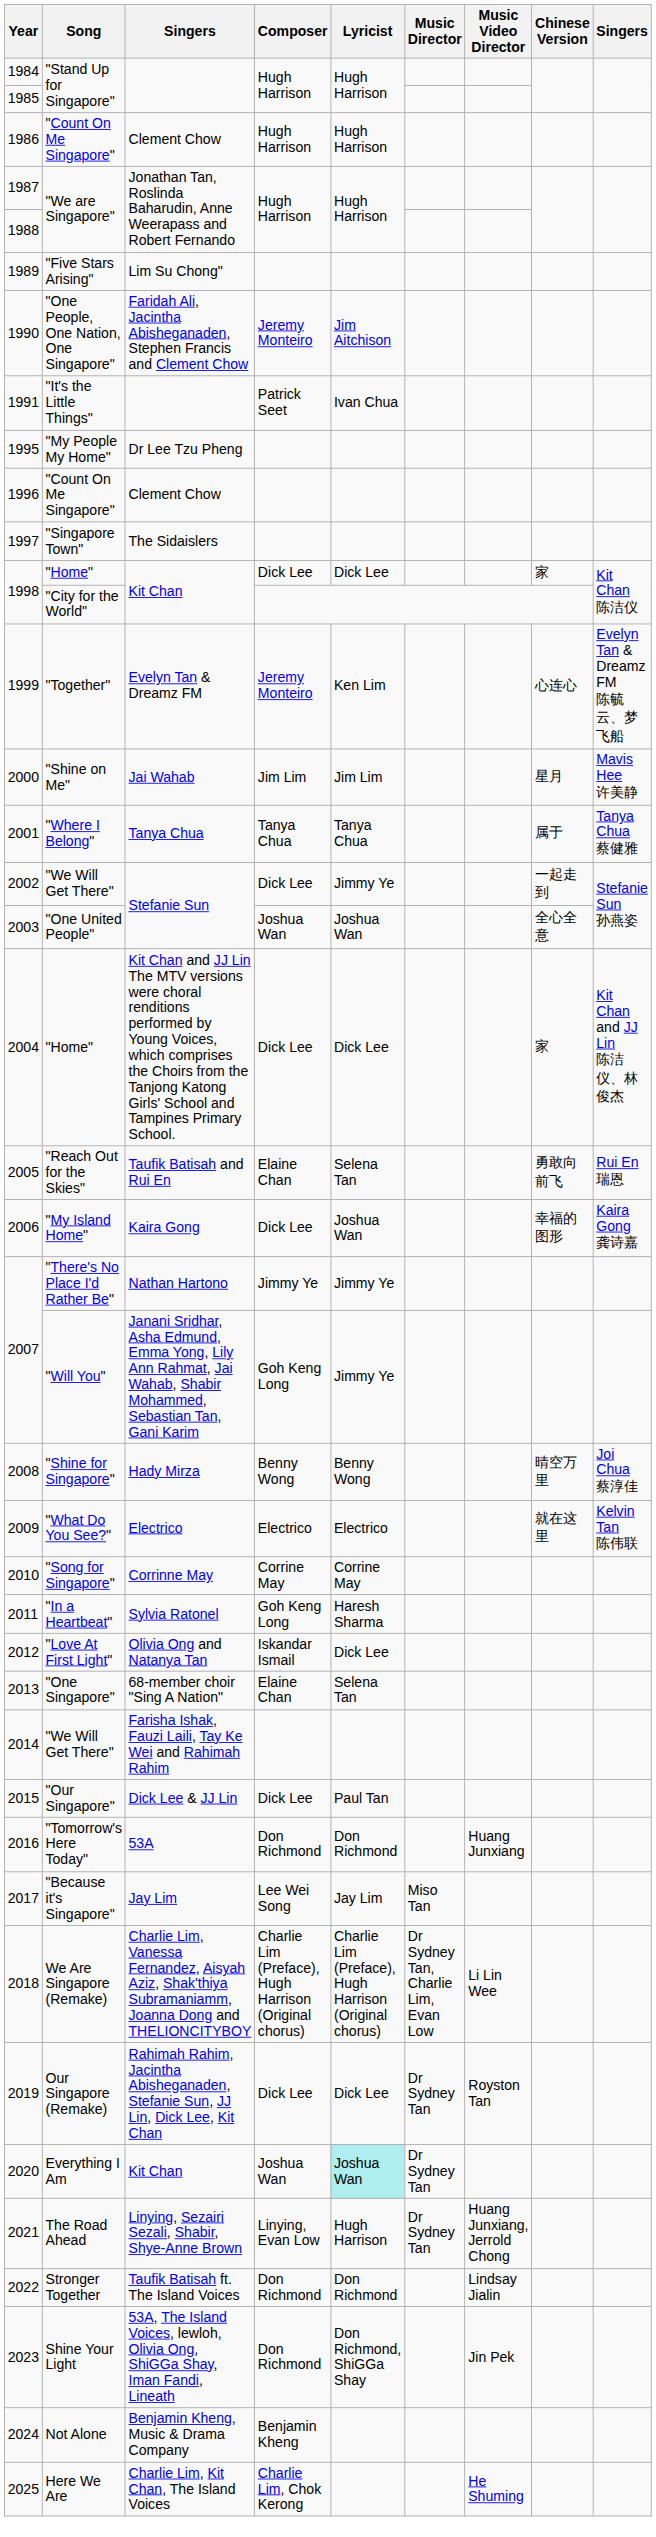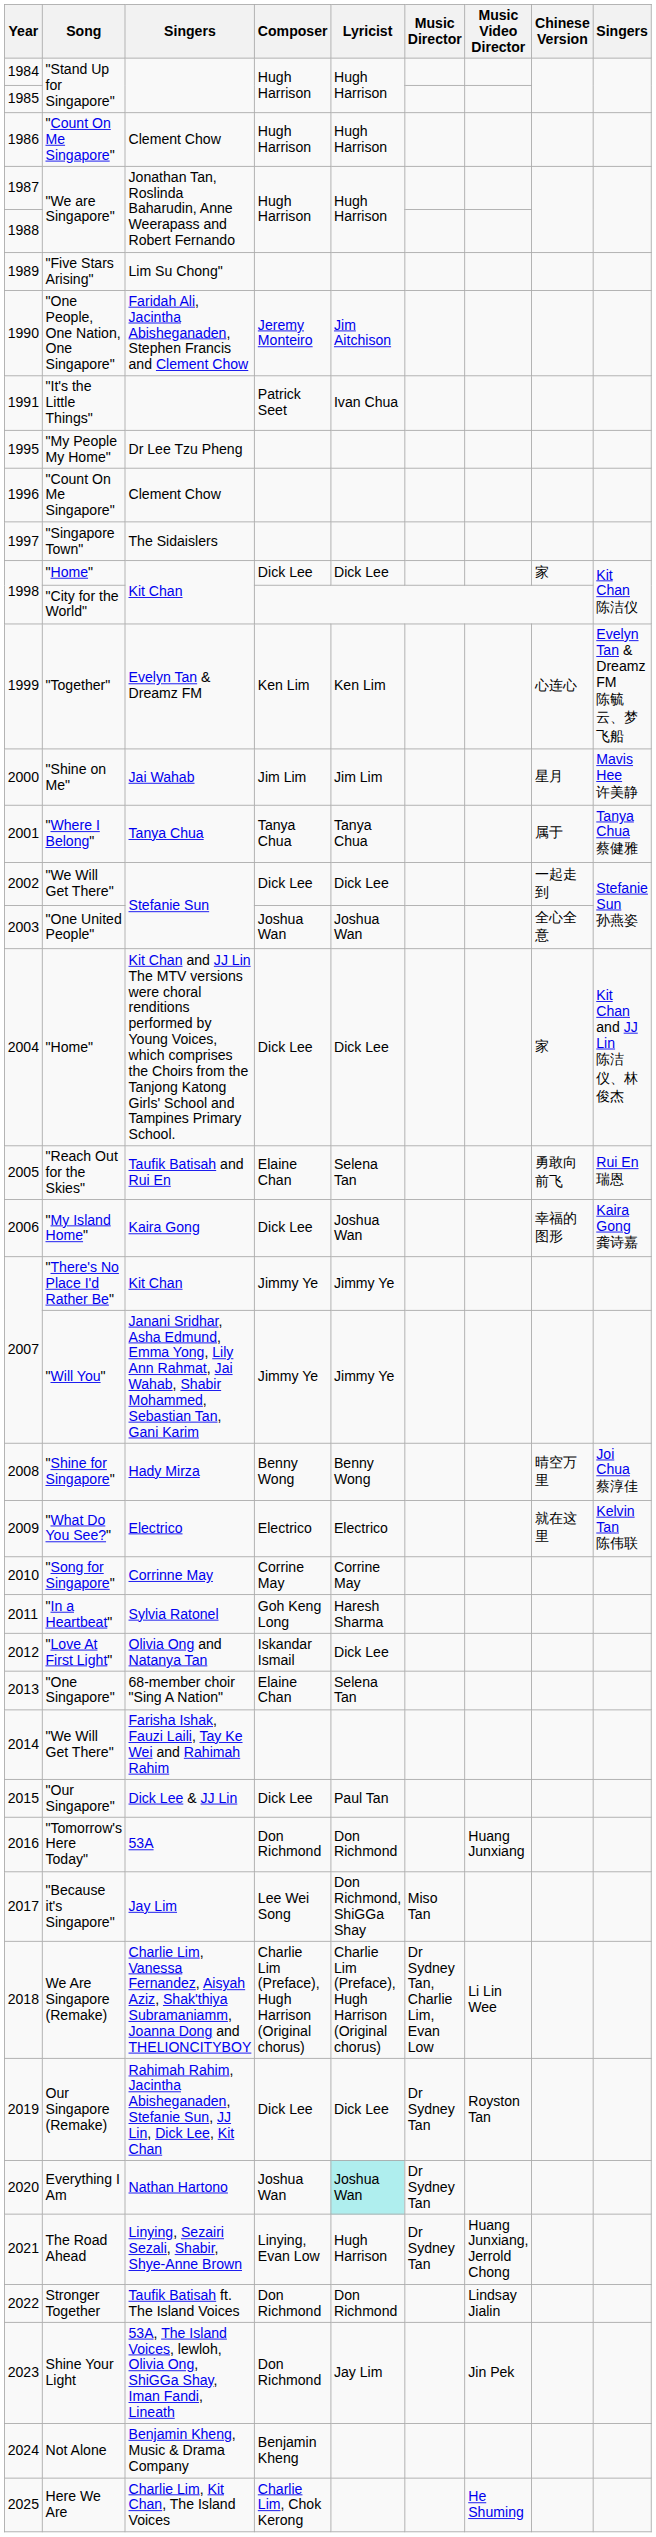(285, 686) Jeremy Monteiro -> (284, 686) Ken Lim
(364, 883) Jimmy Ye -> (361, 883) Dick Lee
(178, 1283) Nathan Hartono -> (156, 1283) Kit Chan
(290, 1376) Goh Keng Long -> (288, 1376) Jimmy Ye
(358, 1898) Jay Lim -> (368, 1906) Don Richmond, ShiGGa Shay
(156, 2171) Kit Chan -> (178, 2187) Nathan Hartono
(368, 2357) Don Richmond, ShiGGa Shay -> (358, 2373) Jay Lim
